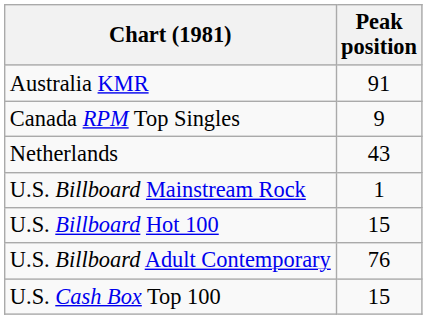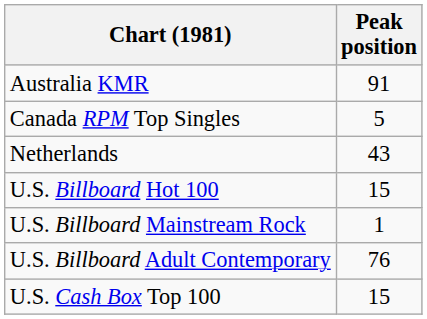(379, 118) 9 -> (379, 118) 5
rows swapped: (114, 225) <-> (158, 189)
